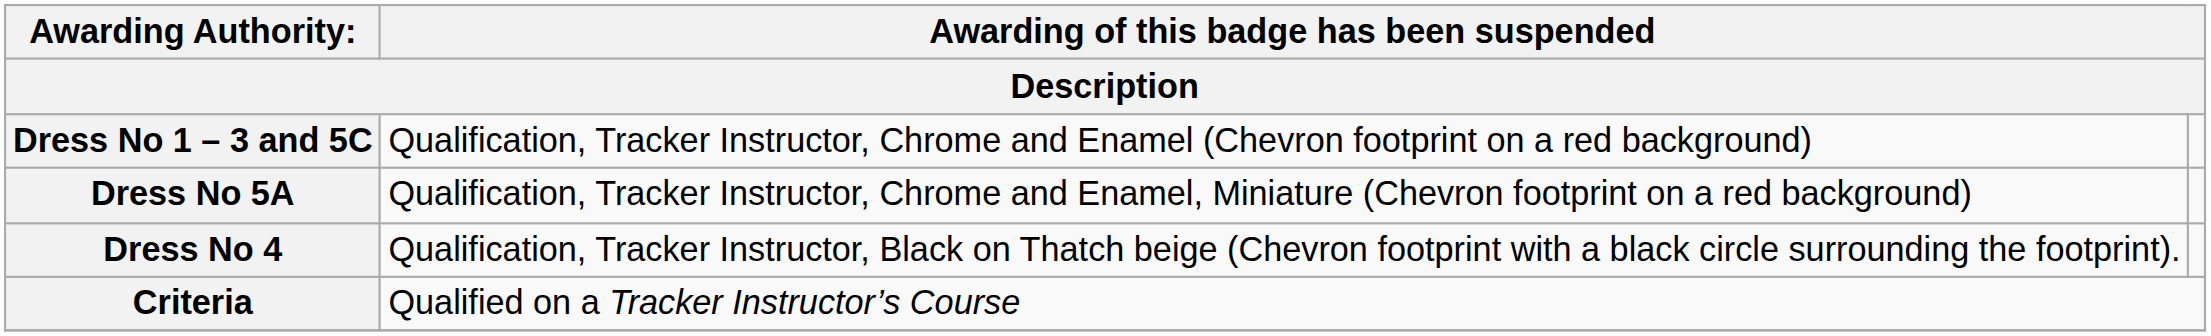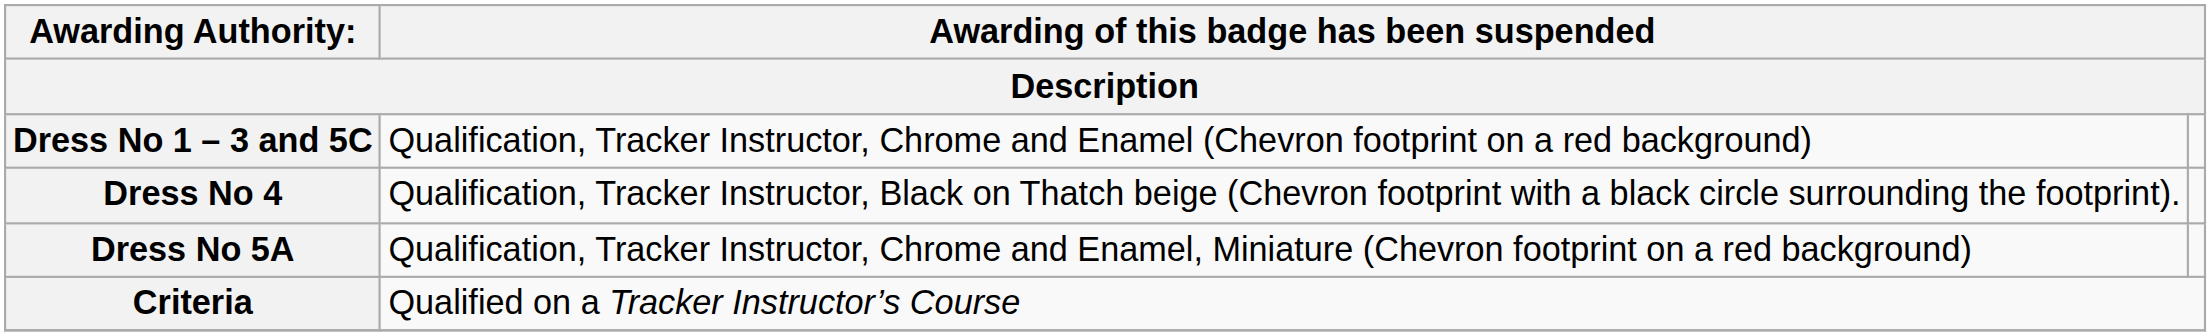rows swapped: (193, 194) <-> (193, 248)
